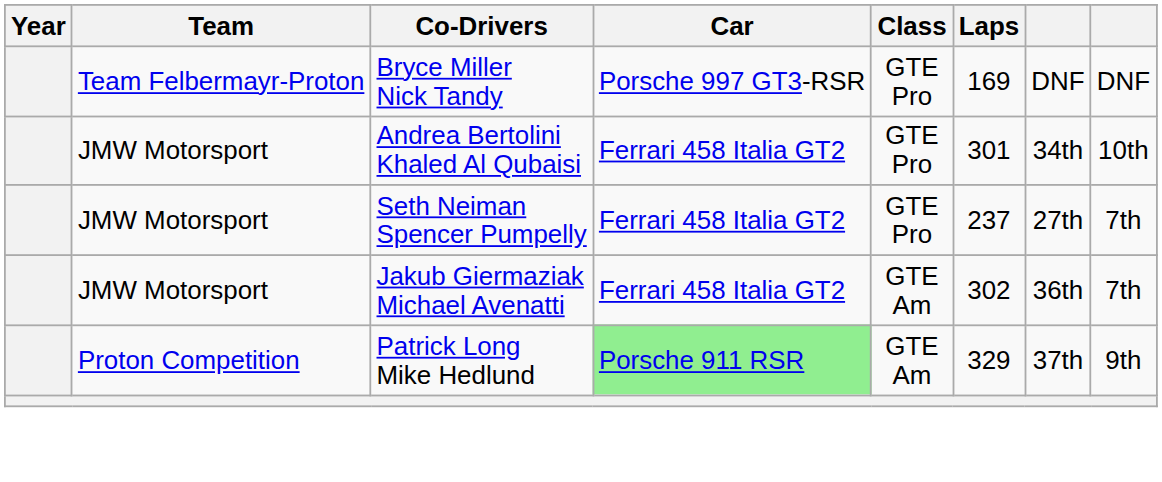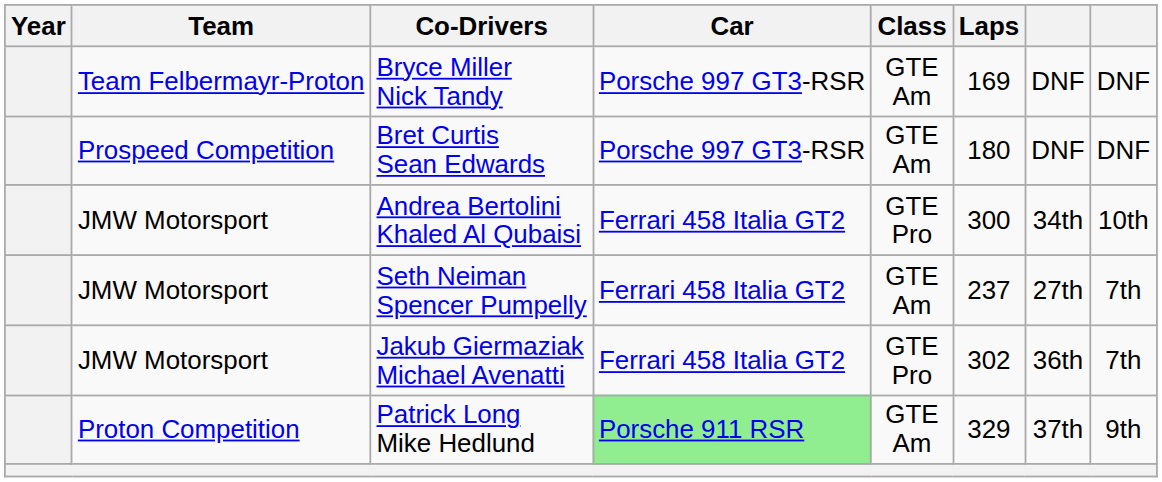(912, 81) GTE Pro -> (912, 81) GTE Am
+ row: (461, 151)
(989, 151) 301 -> (989, 221) 300
(912, 221) GTE Pro -> (912, 290) GTE Am
(912, 290) GTE Am -> (912, 360) GTE Pro
